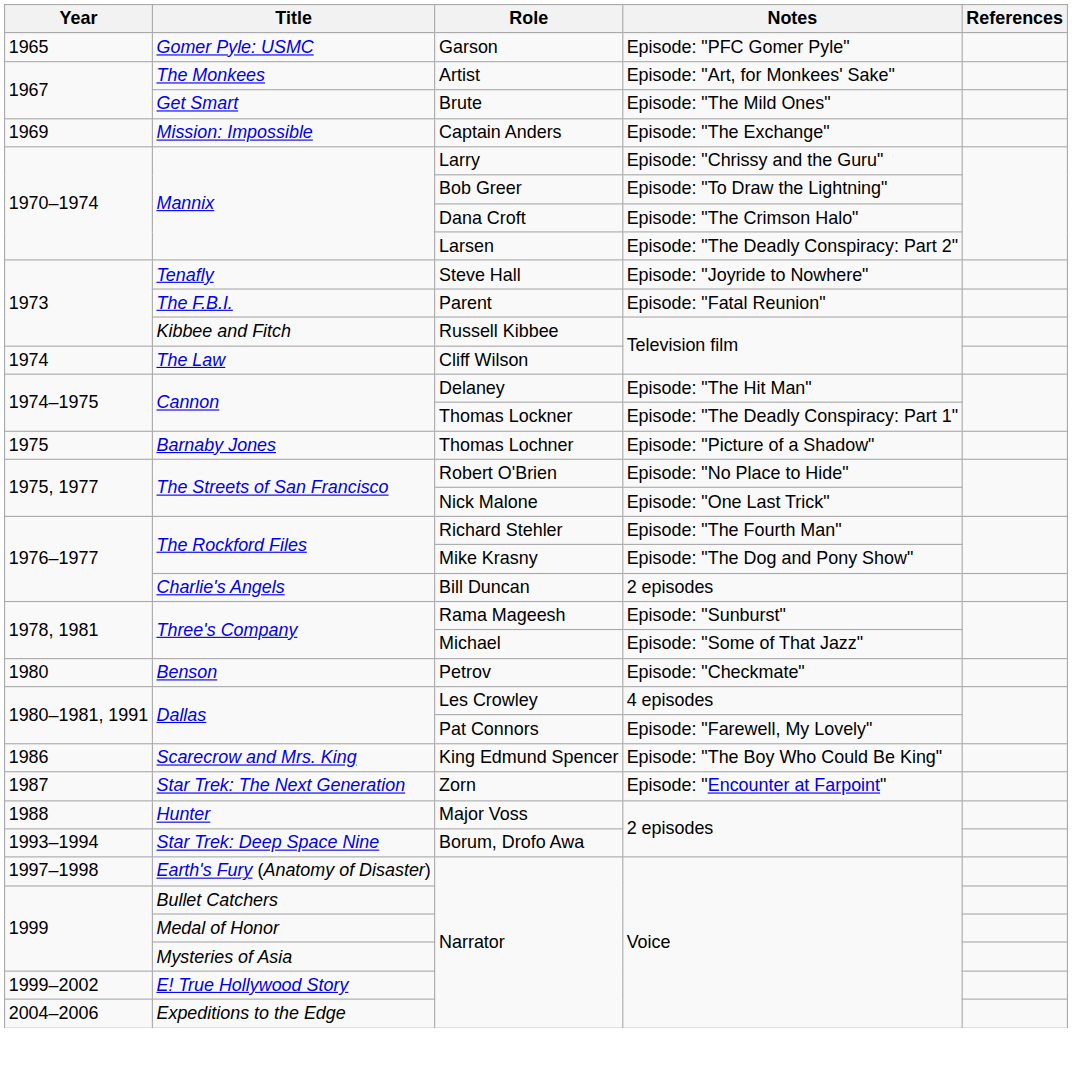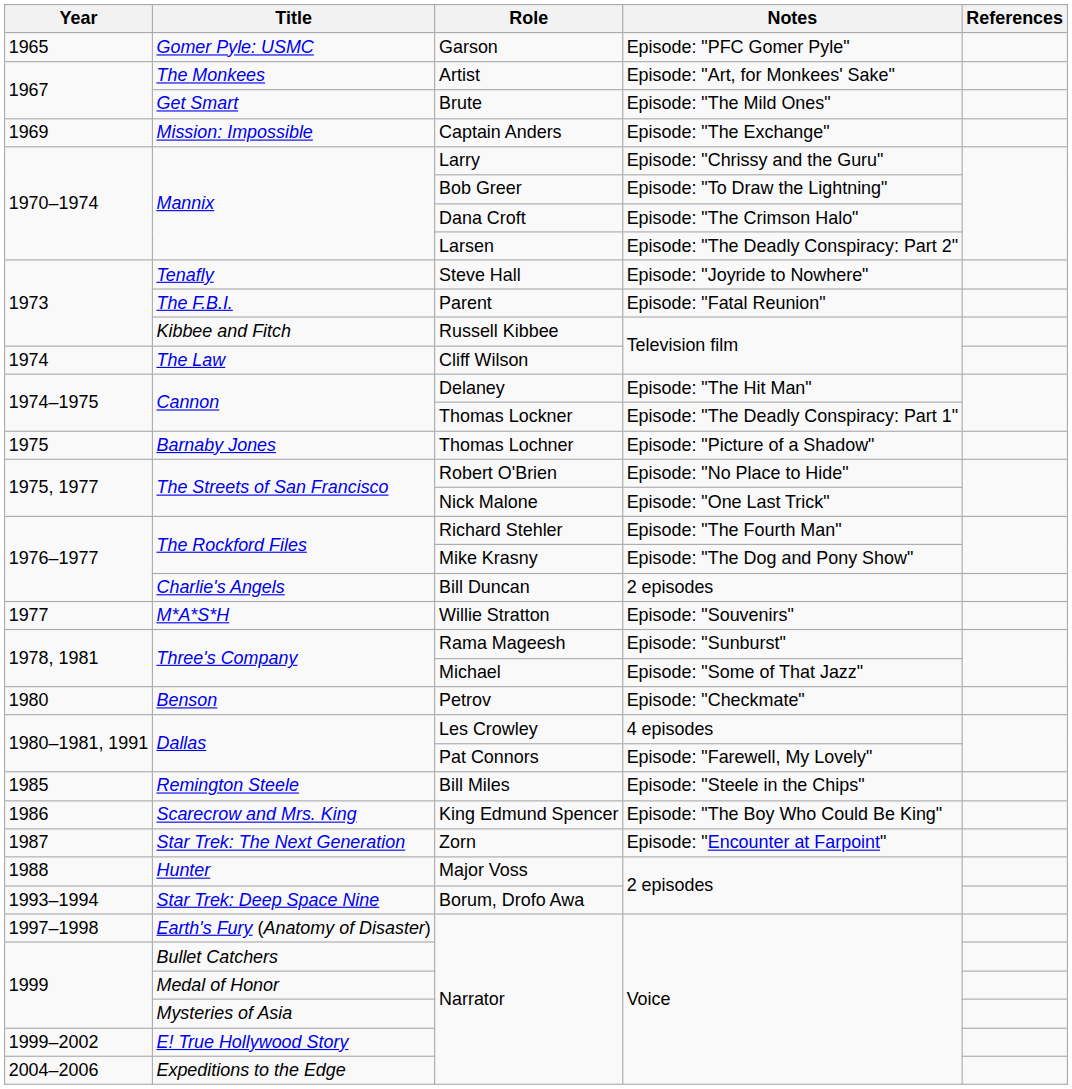+ row: (193, 615)
+ row: (228, 786)
